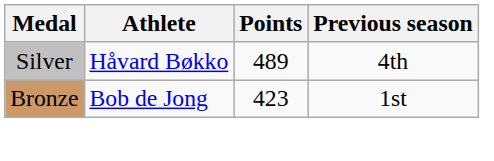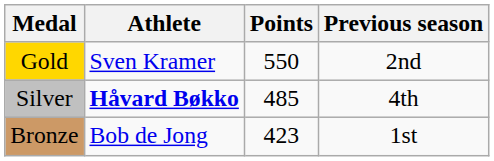+ row: (44, 60)
(159, 60) normal -> (164, 98) bold
(271, 60) 489 -> (281, 98) 485
